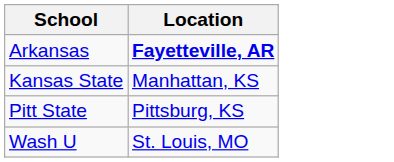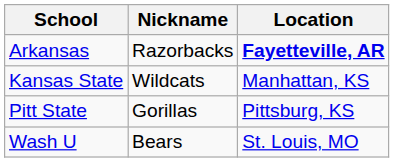+ column: (183, 19)
